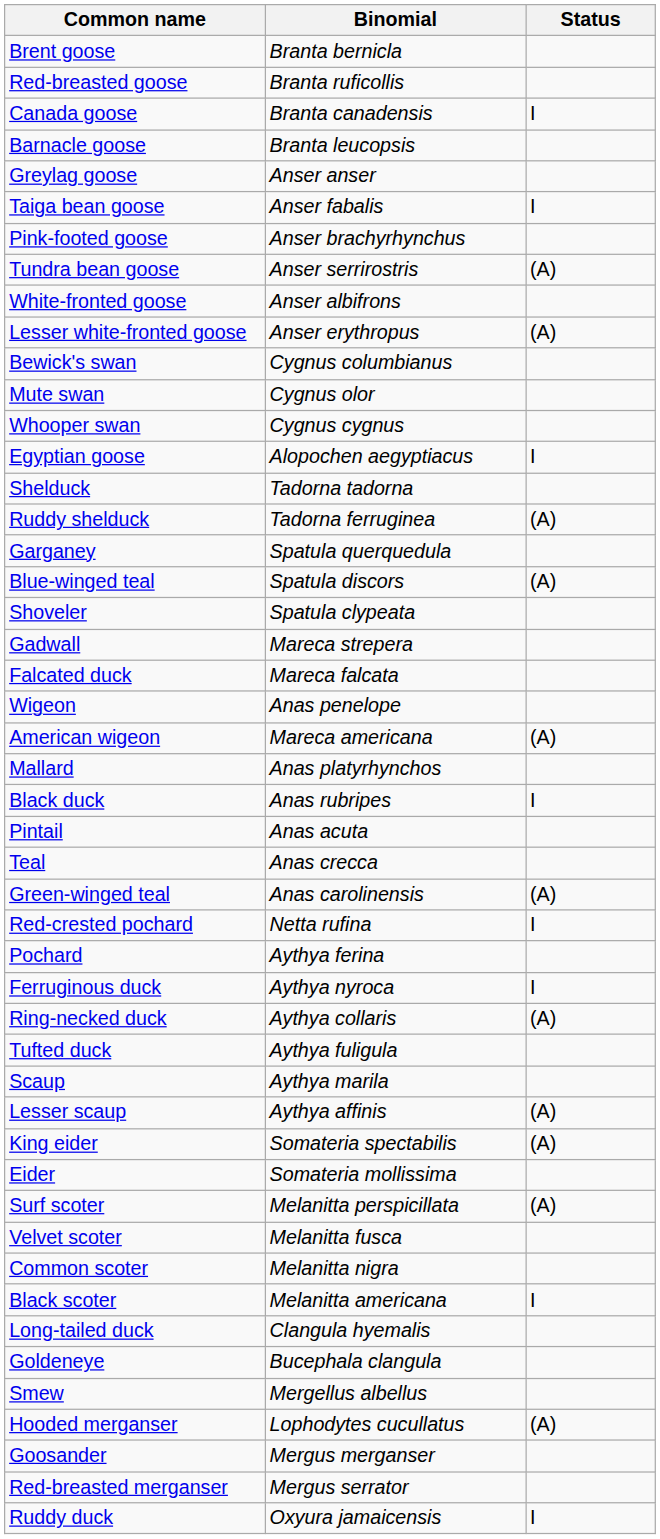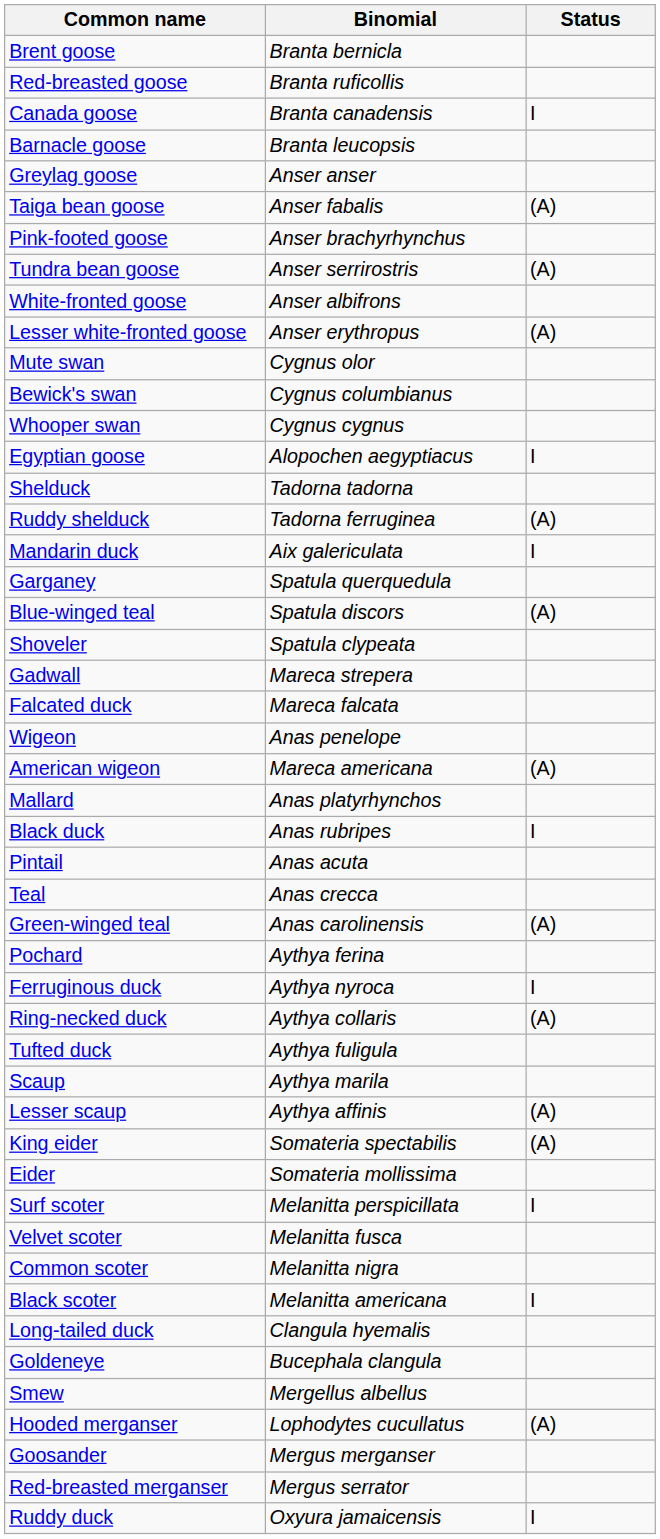(533, 207) I -> (543, 207) (A)
rows swapped: (57, 394) <-> (73, 363)
+ row: (74, 550)
- row: (101, 925)
(543, 1206) (A) -> (533, 1206) I
